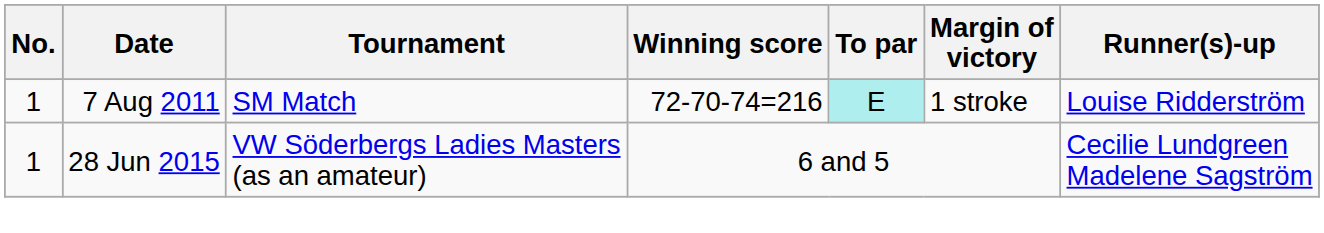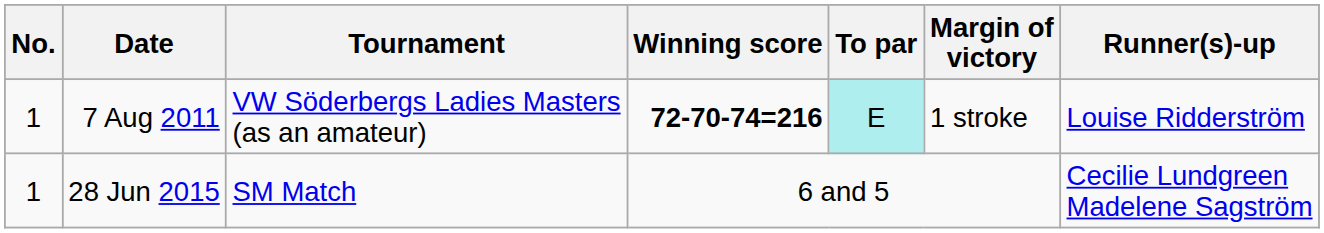(294, 101) SM Match -> (427, 117) VW Söderbergs Ladies Masters (as an amateur)
(737, 101) normal -> (737, 117) bold
(427, 160) VW Söderbergs Ladies Masters (as an amateur) -> (294, 191) SM Match
